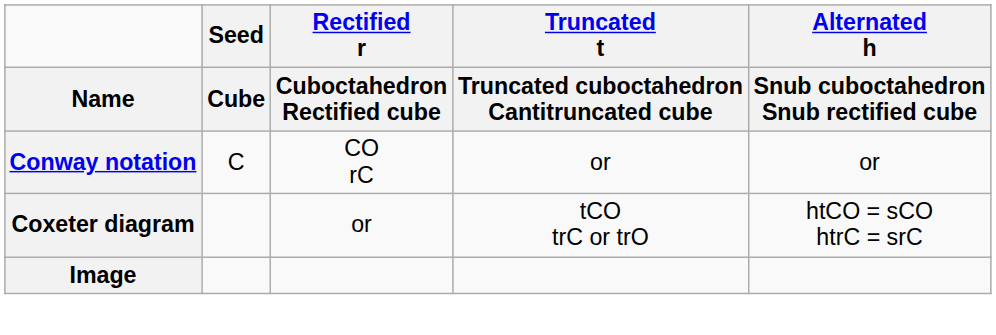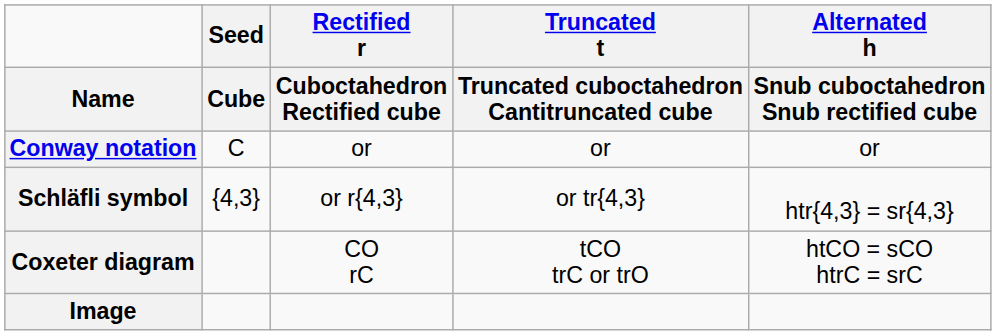(362, 161) CO rC -> (362, 148) or
+ row: (103, 198)
(362, 224) or -> (362, 261) CO rC
